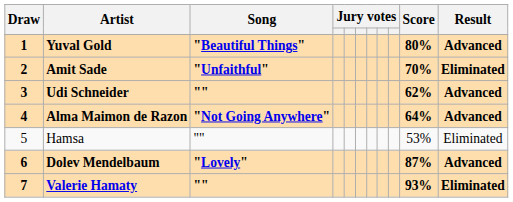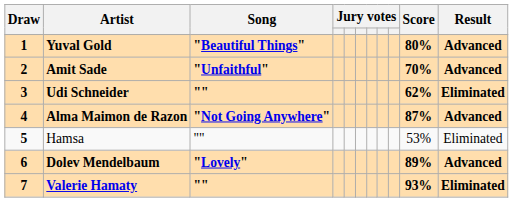(473, 69) Eliminated -> (473, 69) Advanced
(473, 93) Advanced -> (473, 93) Eliminated
(419, 116) 64% -> (419, 116) 87%
(24, 139) normal -> (24, 139) bold
(419, 162) 87% -> (419, 162) 89%
